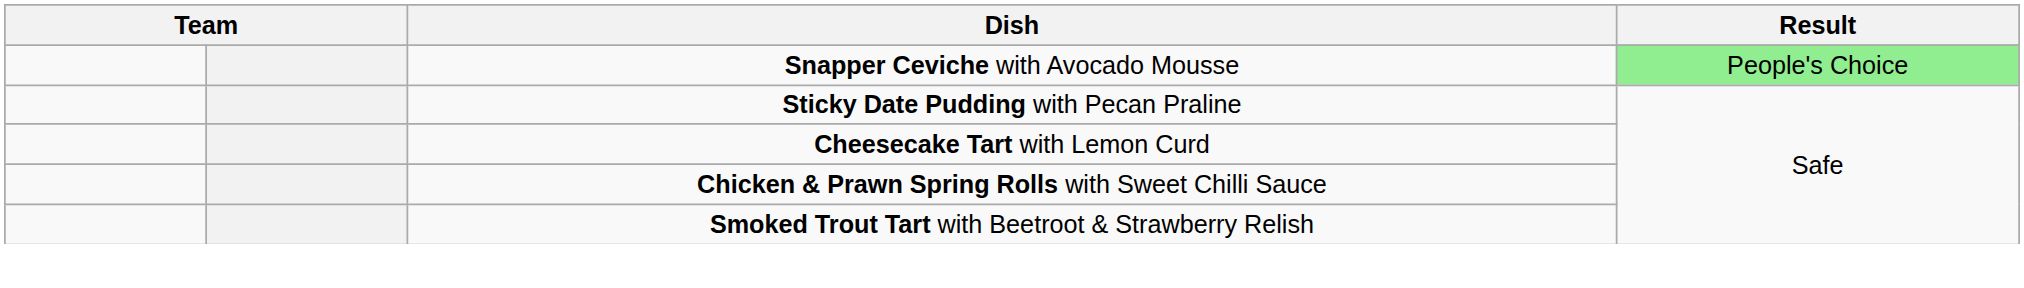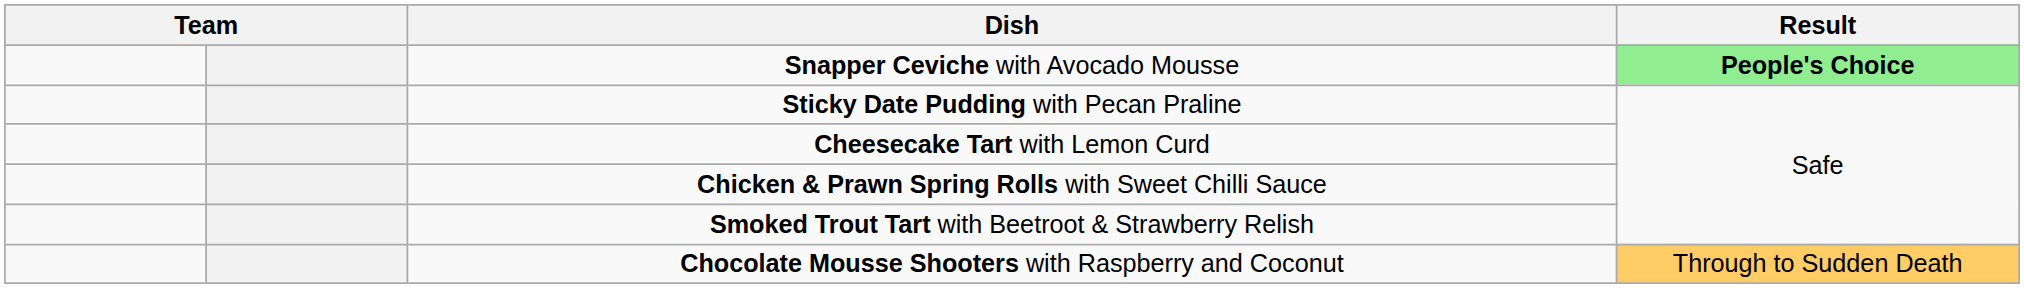(1818, 65) normal -> (1818, 65) bold
+ row: (1012, 264)
